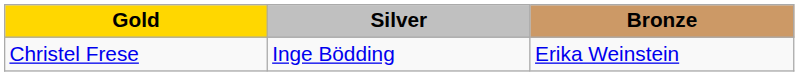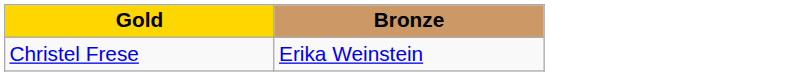- column: (399, 20)
